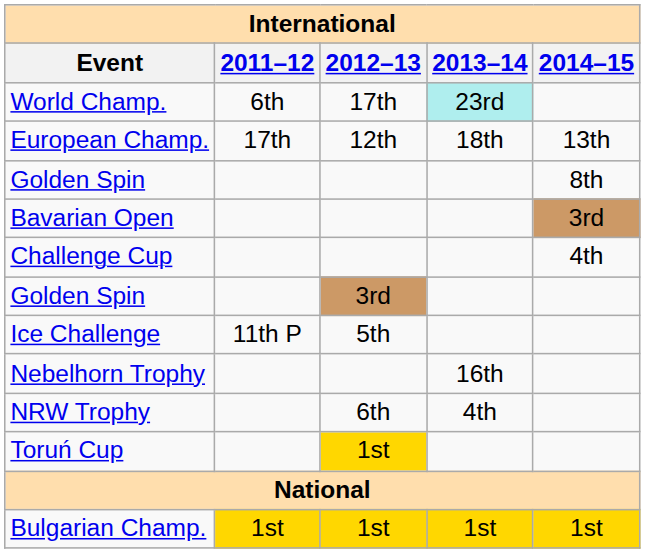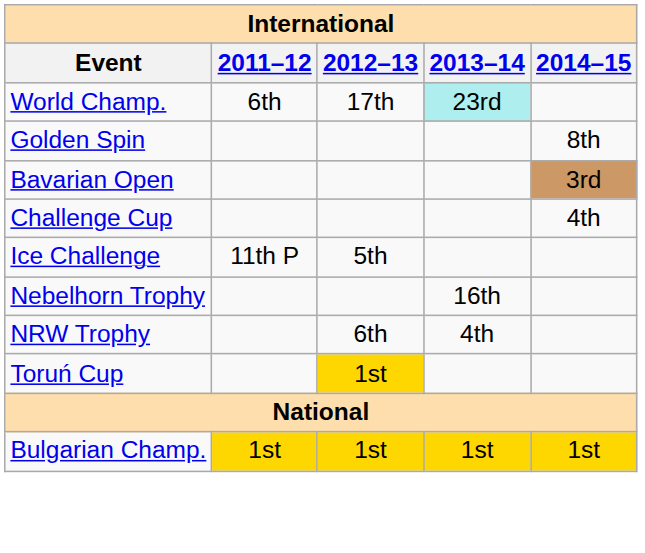- row: (110, 140)
- row: (78, 295)
